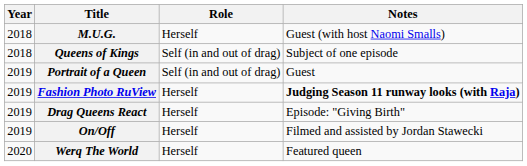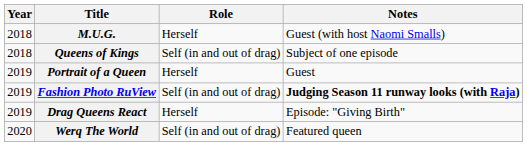(221, 72) Self (in and out of drag) -> (180, 72) Herself
(180, 92) Herself -> (221, 92) Self (in and out of drag)
- row: (97, 131)
(180, 151) Herself -> (221, 131) Self (in and out of drag)
